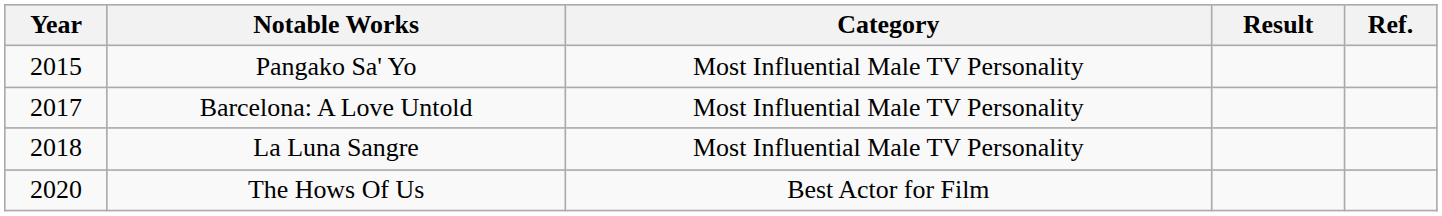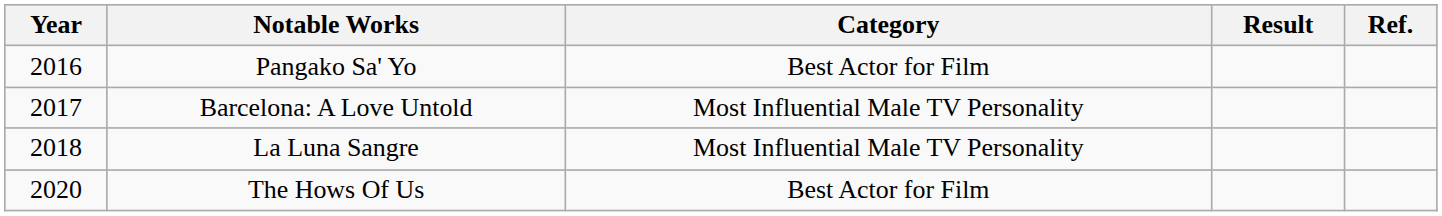(56, 66) 2015 -> (56, 66) 2016
(888, 66) Most Influential Male TV Personality -> (888, 66) Best Actor for Film
